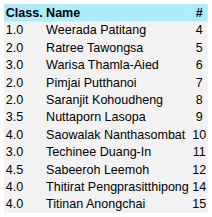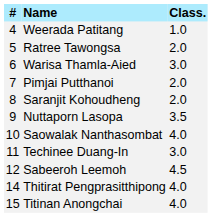columns swapped: (199, 13) <-> (24, 13)
